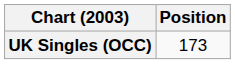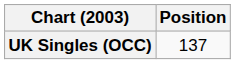(193, 44) 173 -> (193, 44) 137
